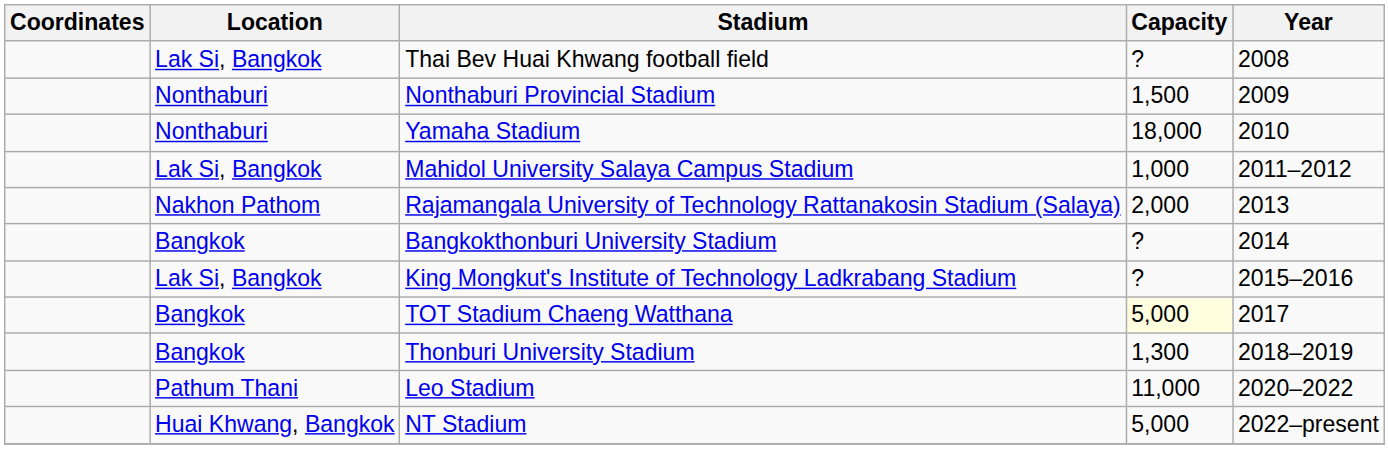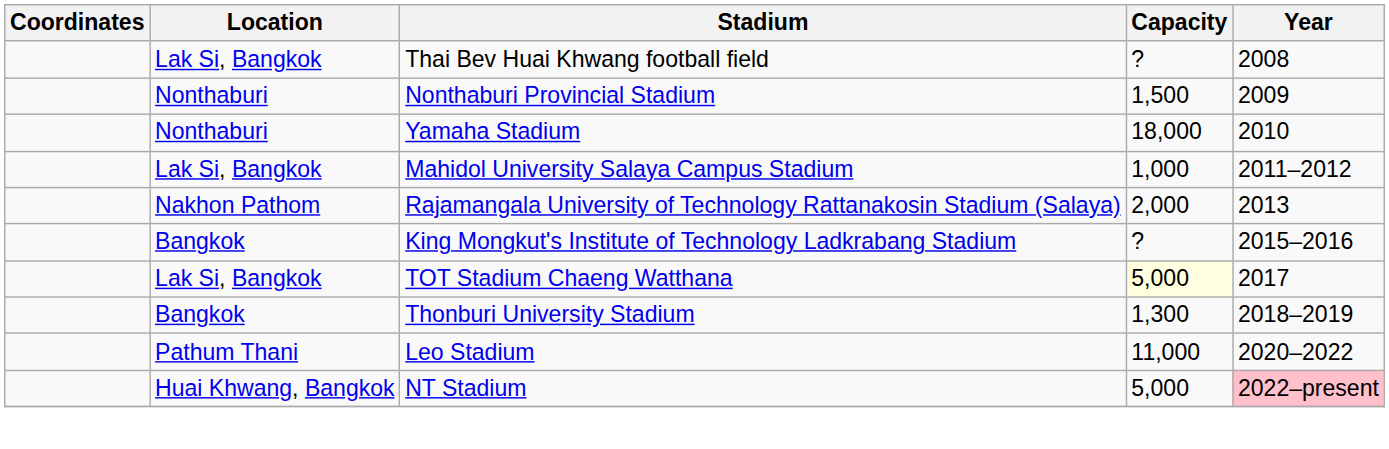- row: (591, 242)
(238, 278) Lak Si, Bangkok -> (200, 242) Bangkok
(200, 315) Bangkok -> (238, 278) Lak Si, Bangkok
(1308, 424) no background -> (1308, 388) pink background
